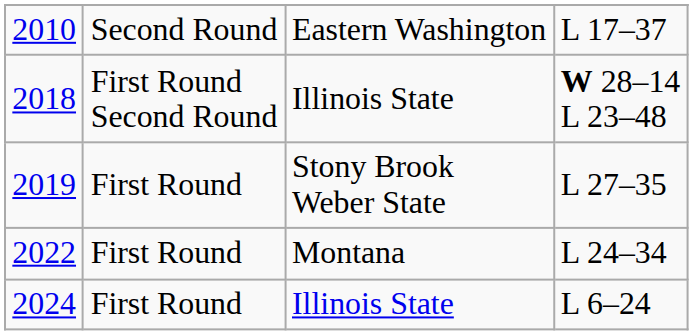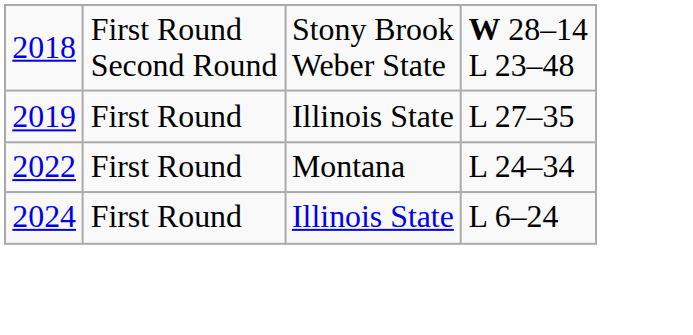- row: (44, 29)
(373, 98) Illinois State -> (373, 47) Stony Brook Weber State
(373, 184) Stony Brook Weber State -> (373, 116) Illinois State
